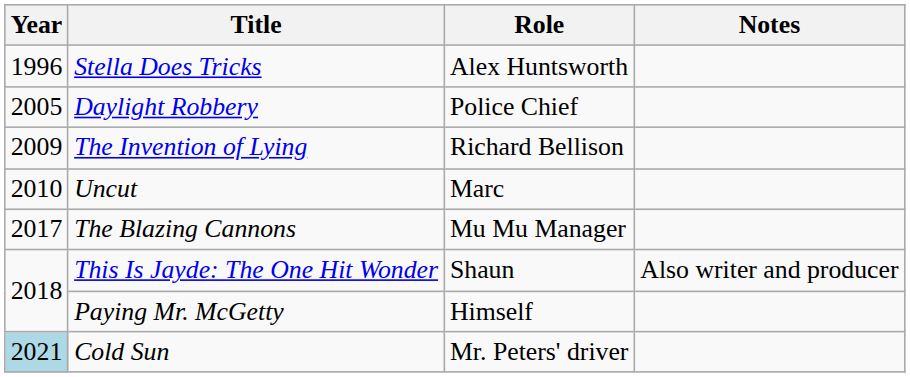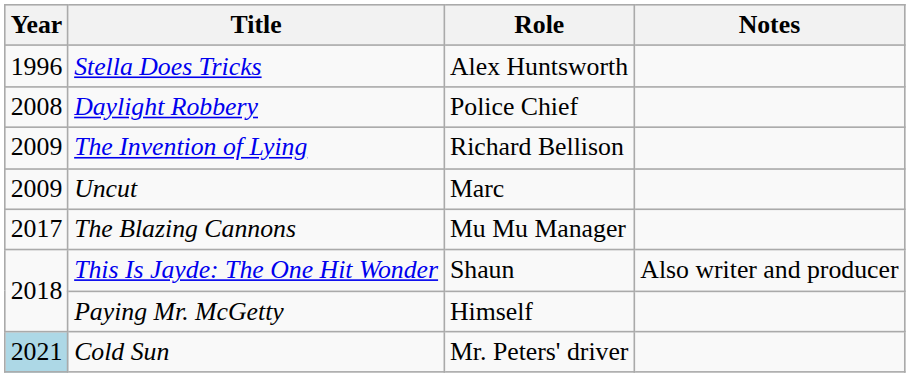(37, 106) 2005 -> (37, 106) 2008
(37, 188) 2010 -> (37, 188) 2009
